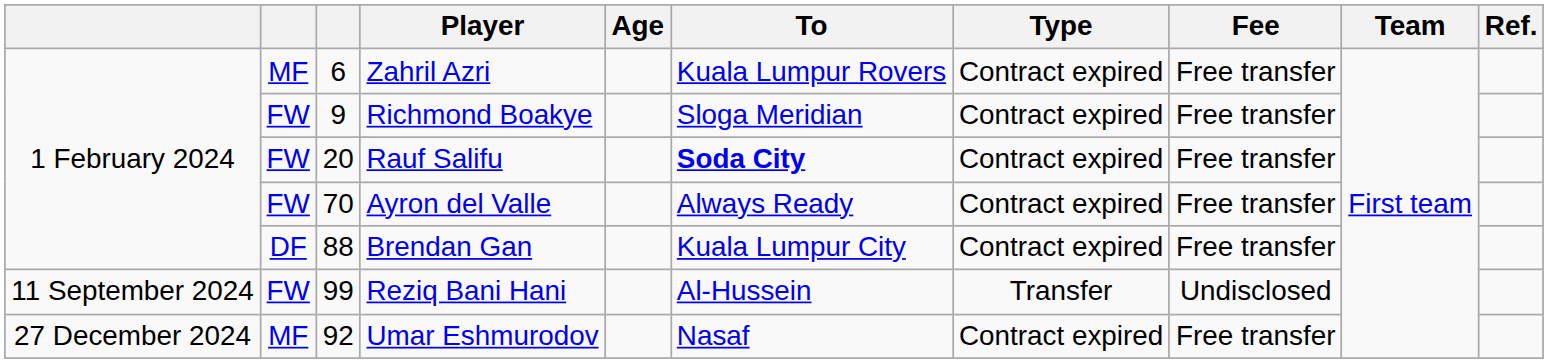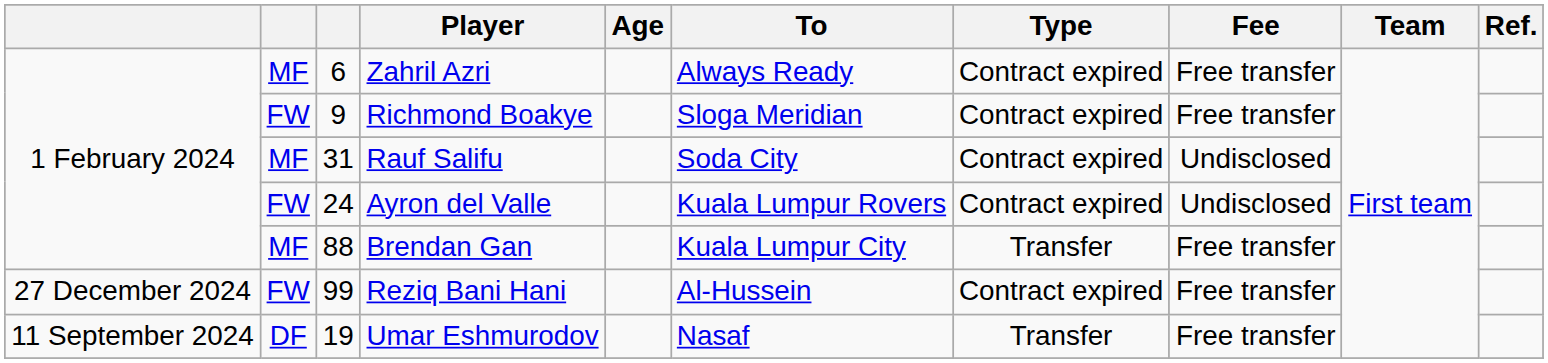(811, 70) Kuala Lumpur Rovers -> (765, 70) Always Ready
(288, 159) FW -> (288, 159) MF
(338, 159) 20 -> (338, 159) 31
(741, 159) bold -> (737, 159) normal
(1256, 159) Free transfer -> (1256, 159) Undisclosed
(338, 203) 70 -> (338, 203) 24
(765, 203) Always Ready -> (811, 203) Kuala Lumpur Rovers
(1256, 203) Free transfer -> (1256, 203) Undisclosed
(288, 247) DF -> (288, 247) MF
(1061, 247) Contract expired -> (1061, 247) Transfer
(133, 291) 11 September 2024 -> (133, 291) 27 December 2024
(1061, 291) Transfer -> (1061, 291) Contract expired
(1256, 291) Undisclosed -> (1256, 291) Free transfer
(133, 335) 27 December 2024 -> (133, 335) 11 September 2024
(288, 335) MF -> (288, 335) DF
(338, 335) 92 -> (338, 335) 19
(1061, 335) Contract expired -> (1061, 335) Transfer
